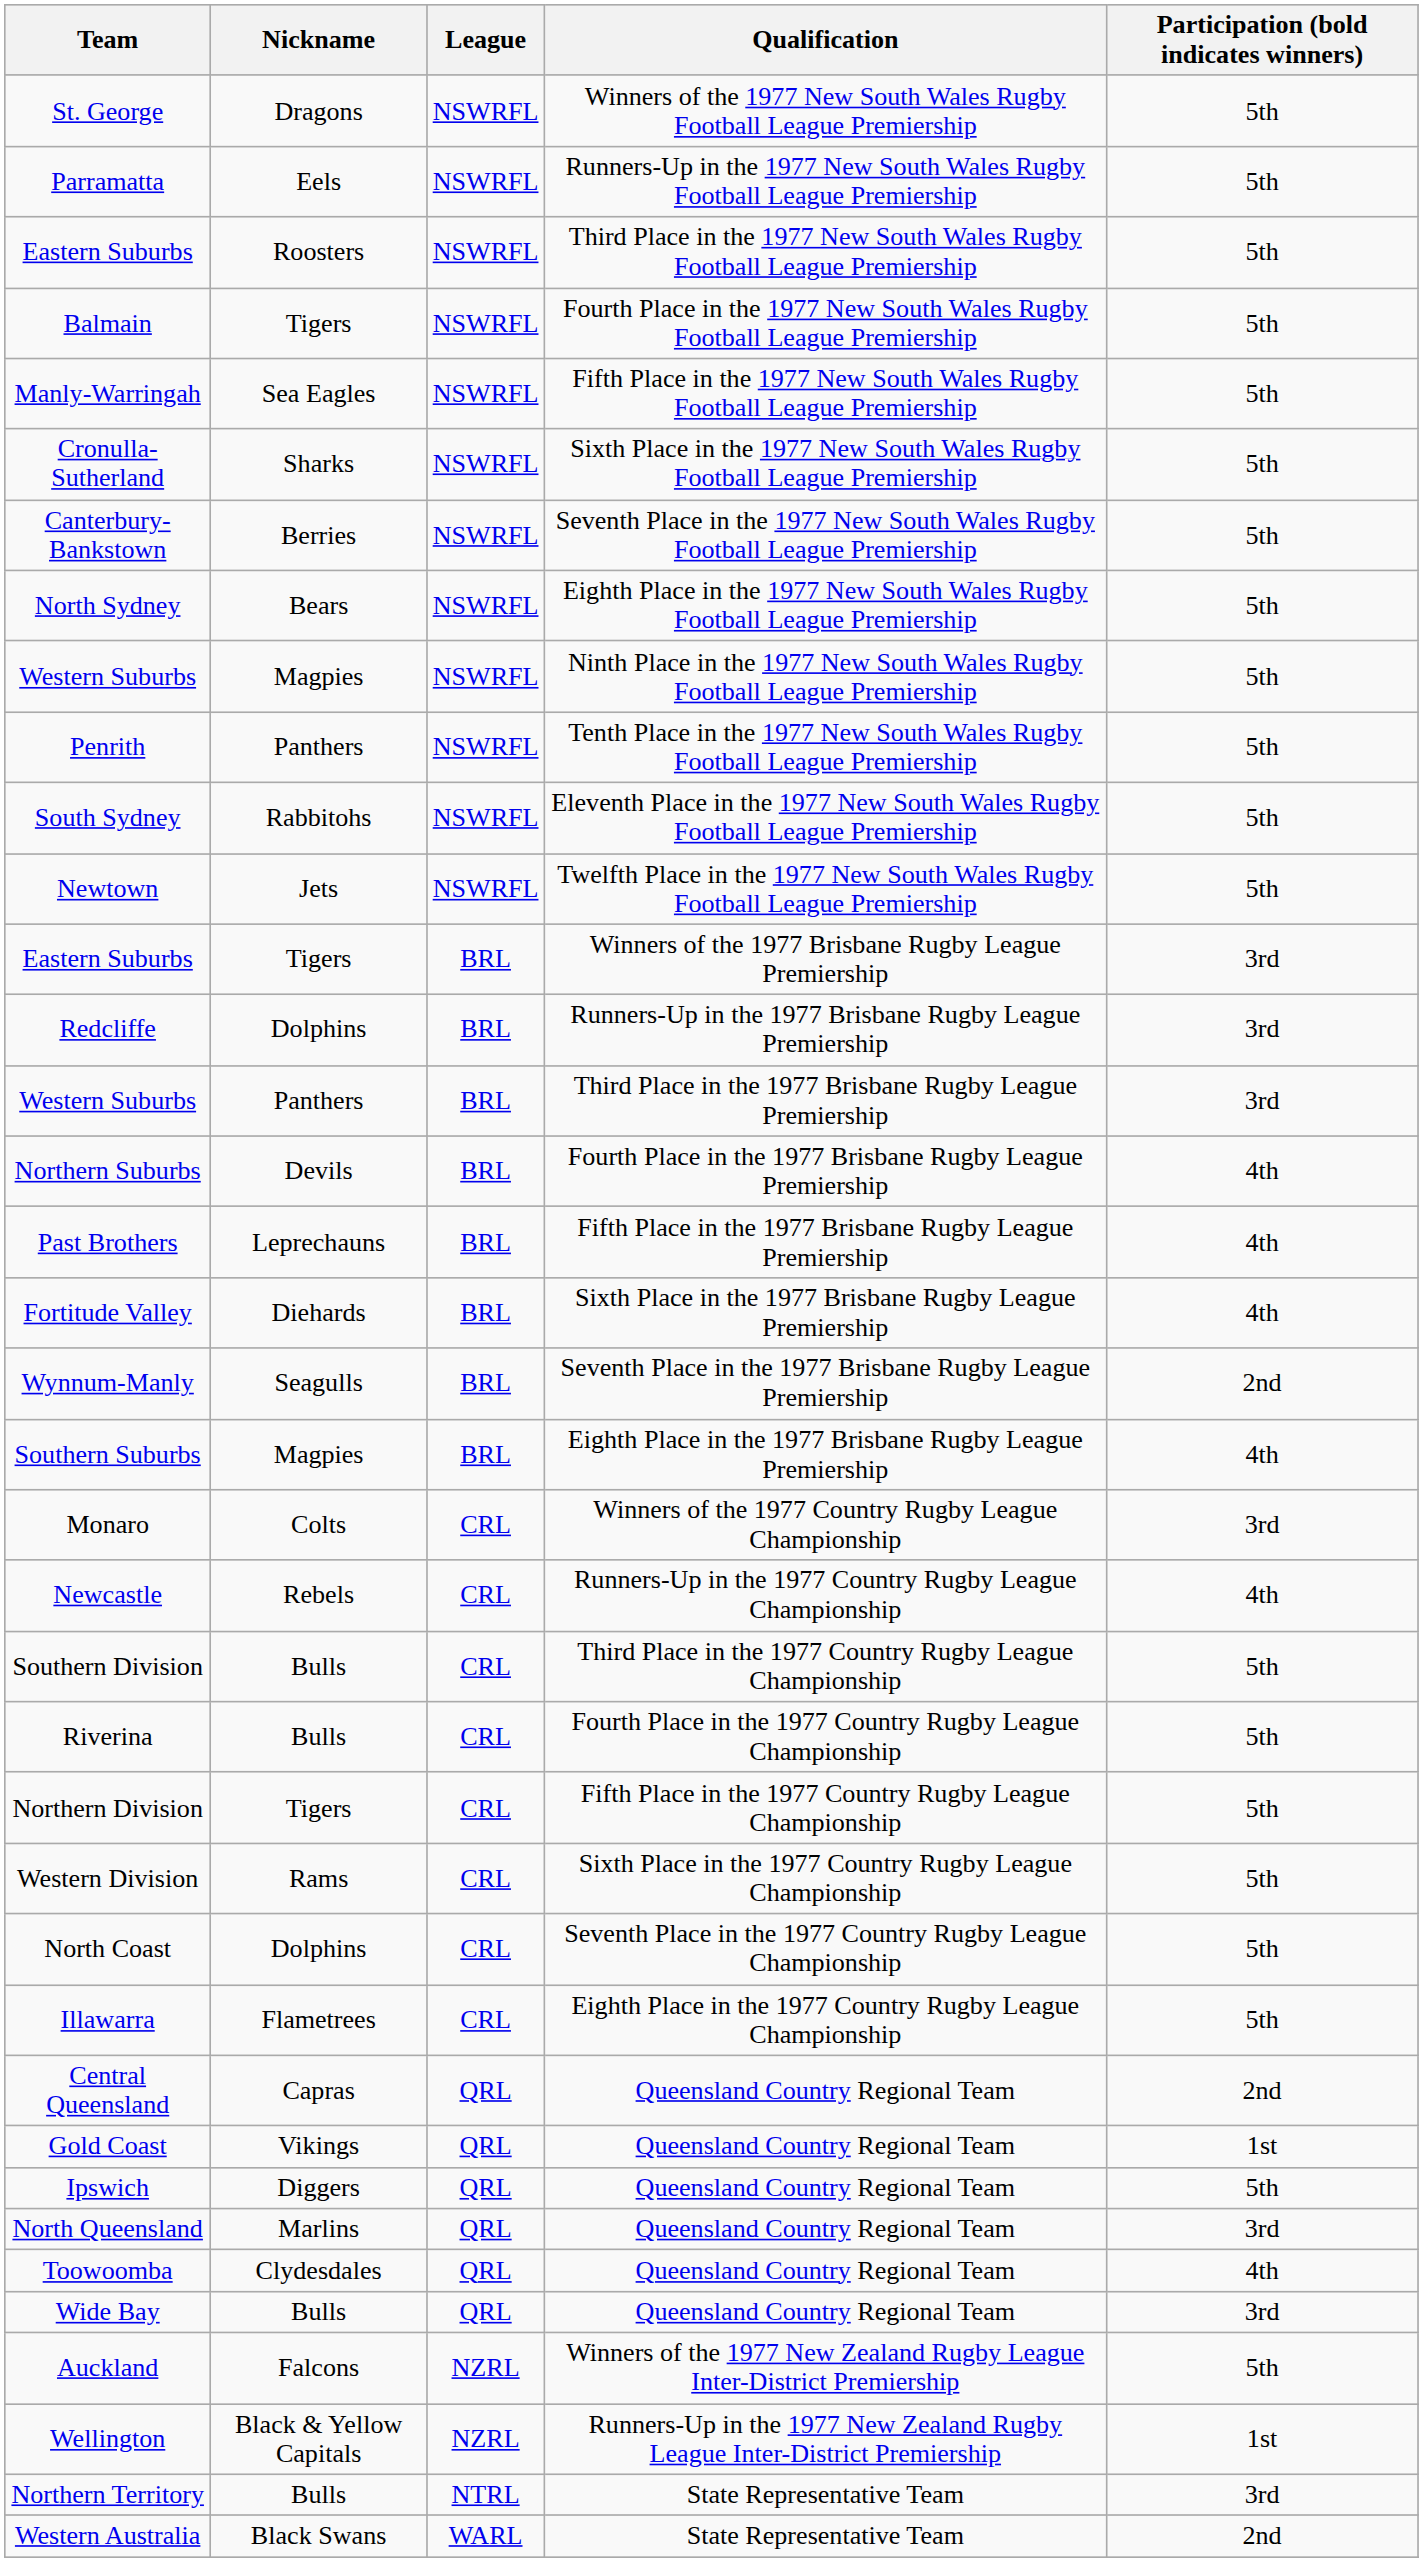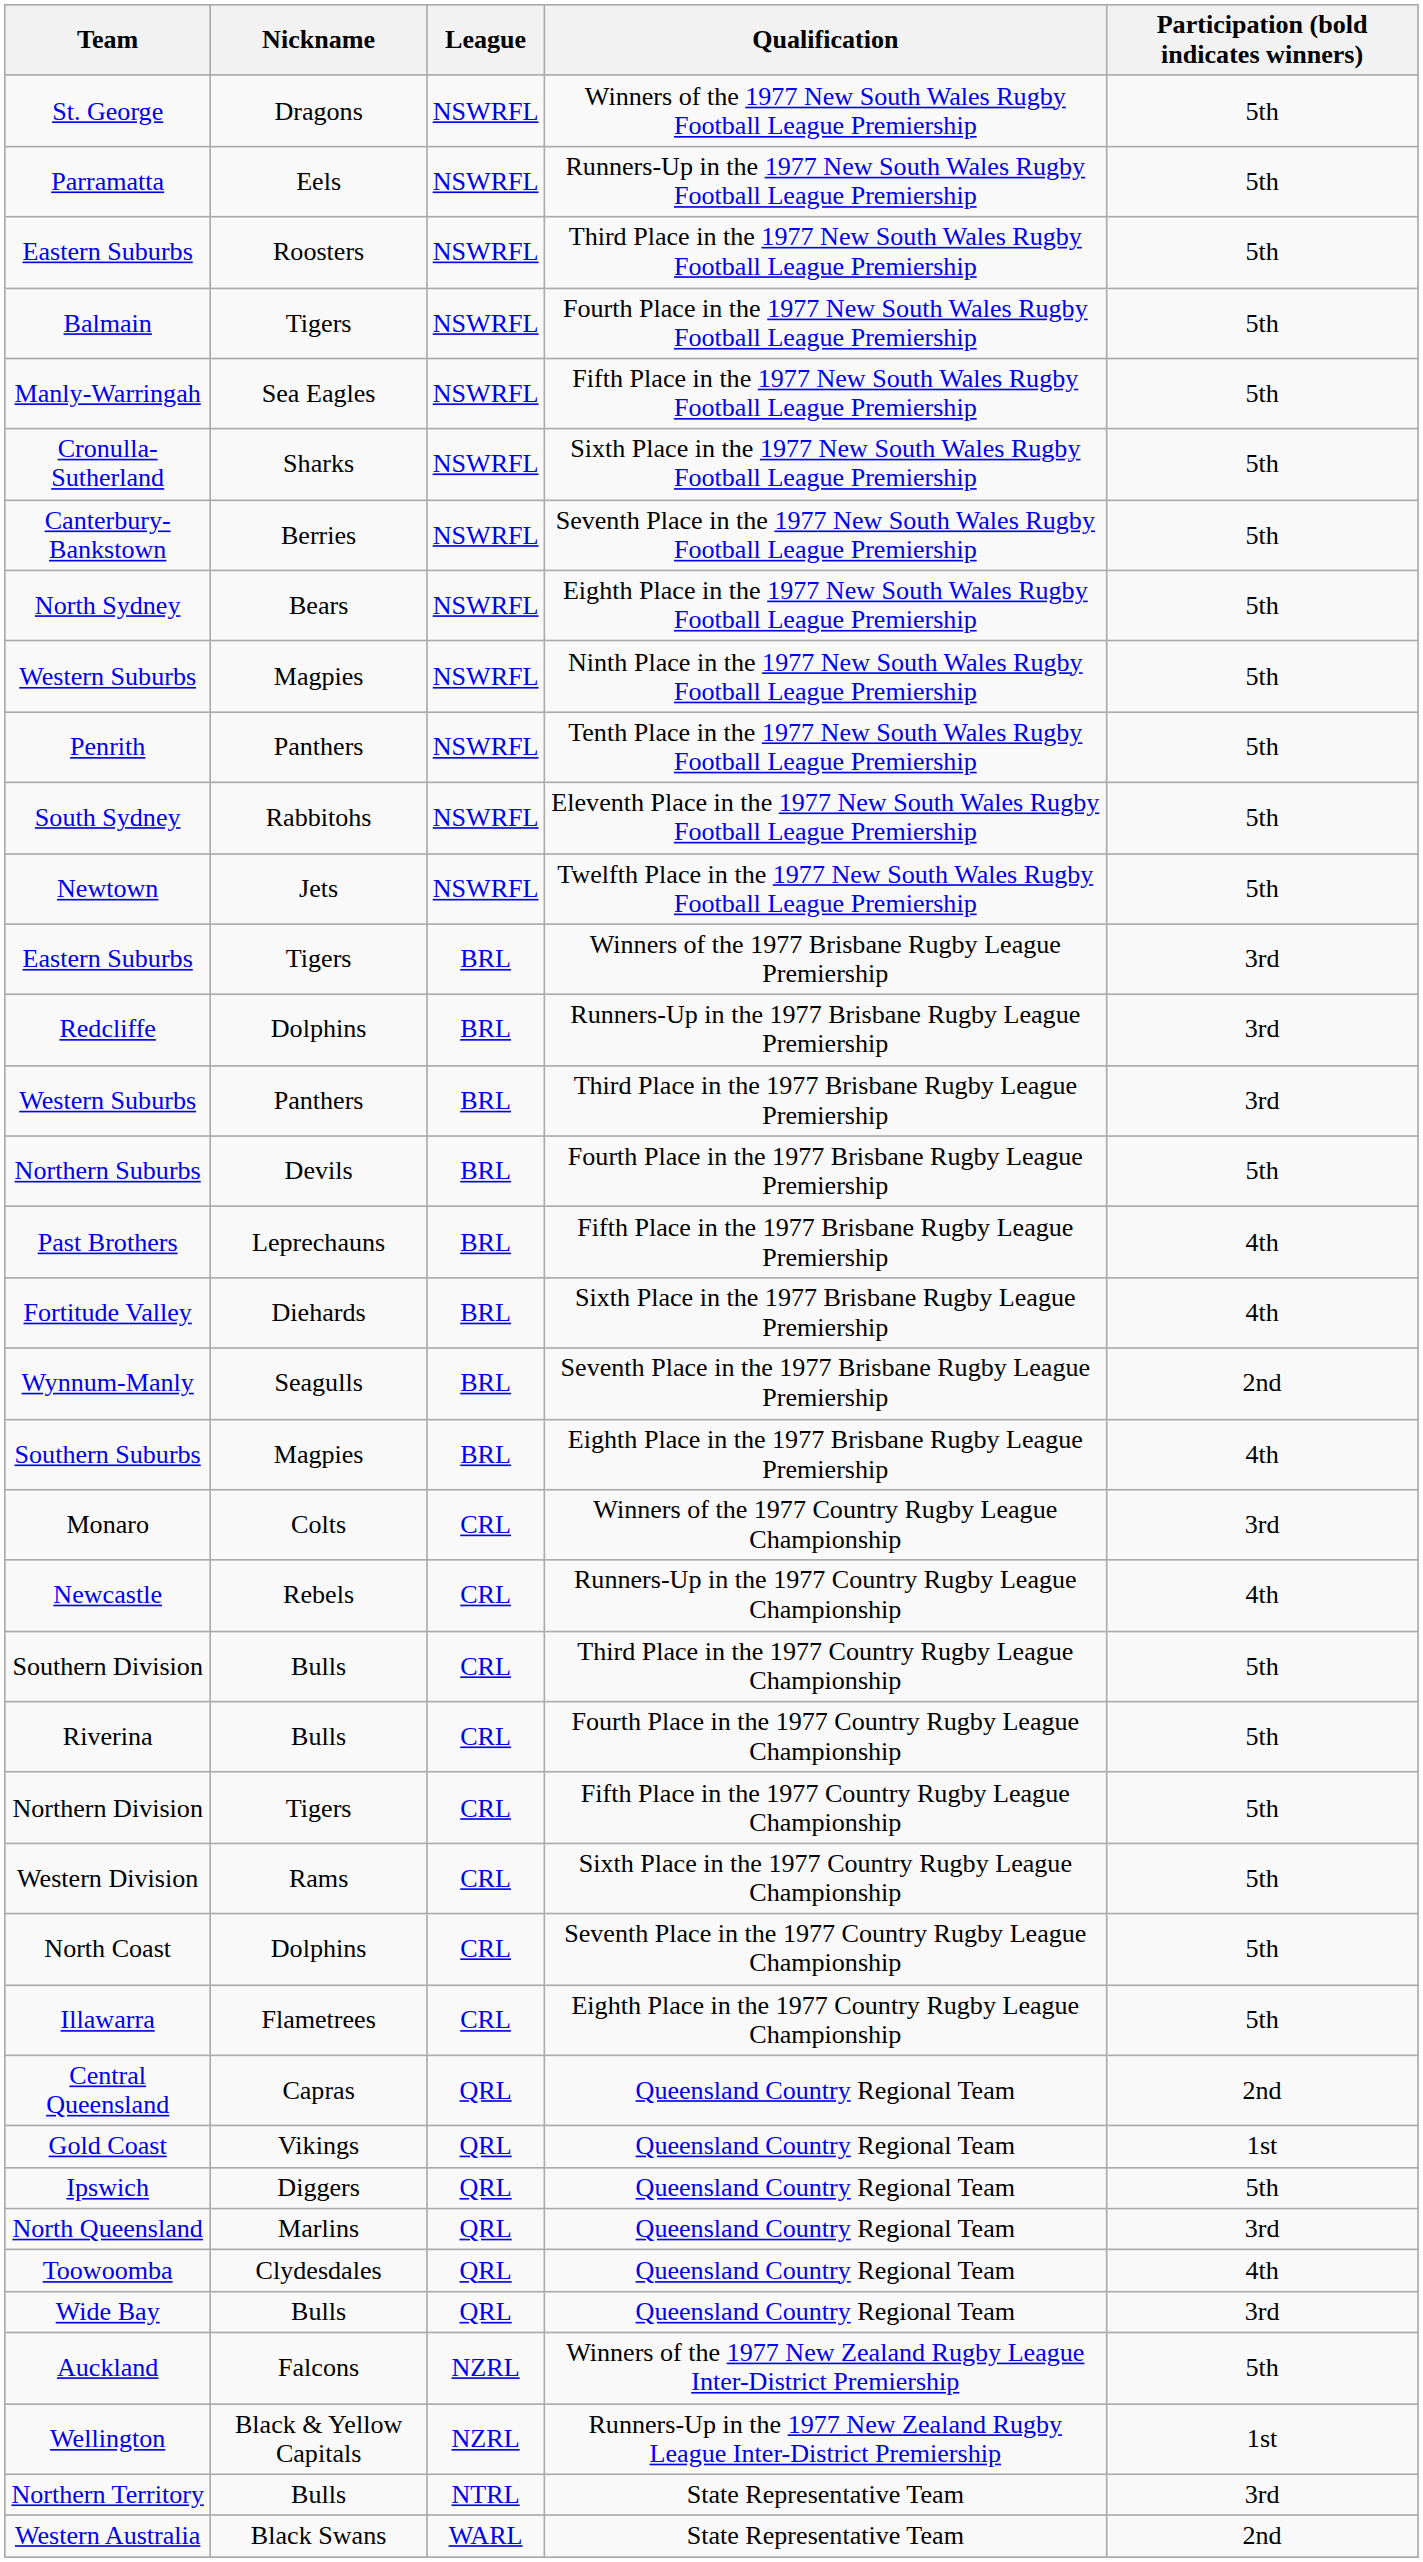(1262, 1171) 4th -> (1262, 1171) 5th
